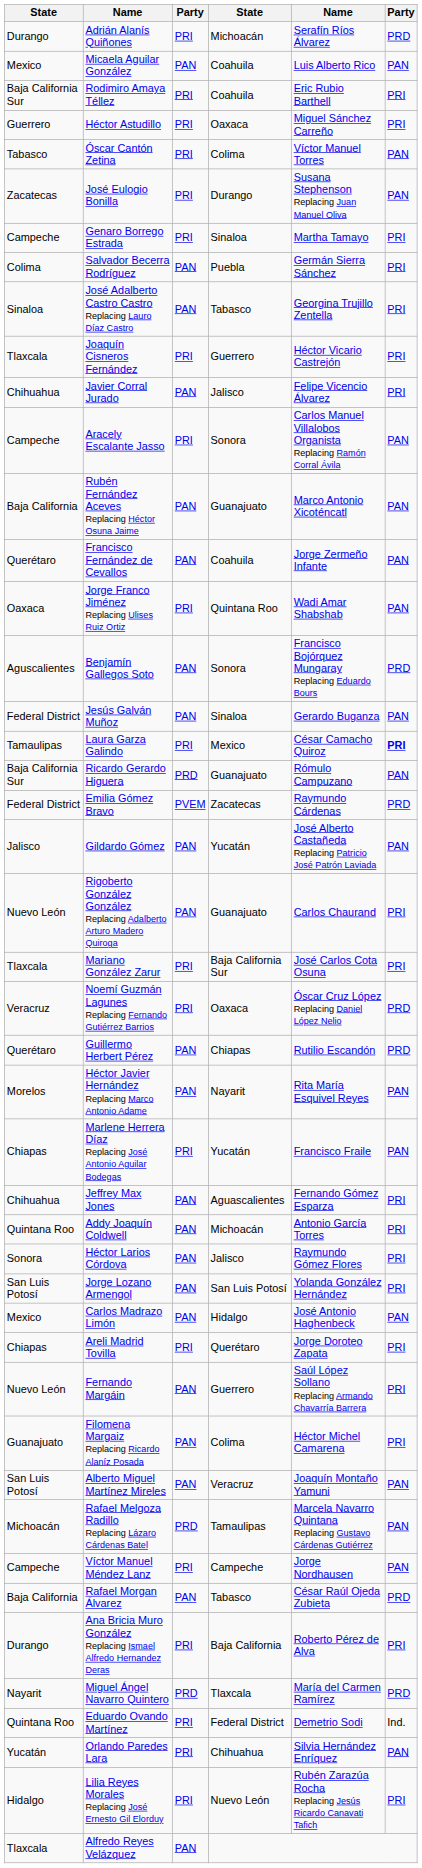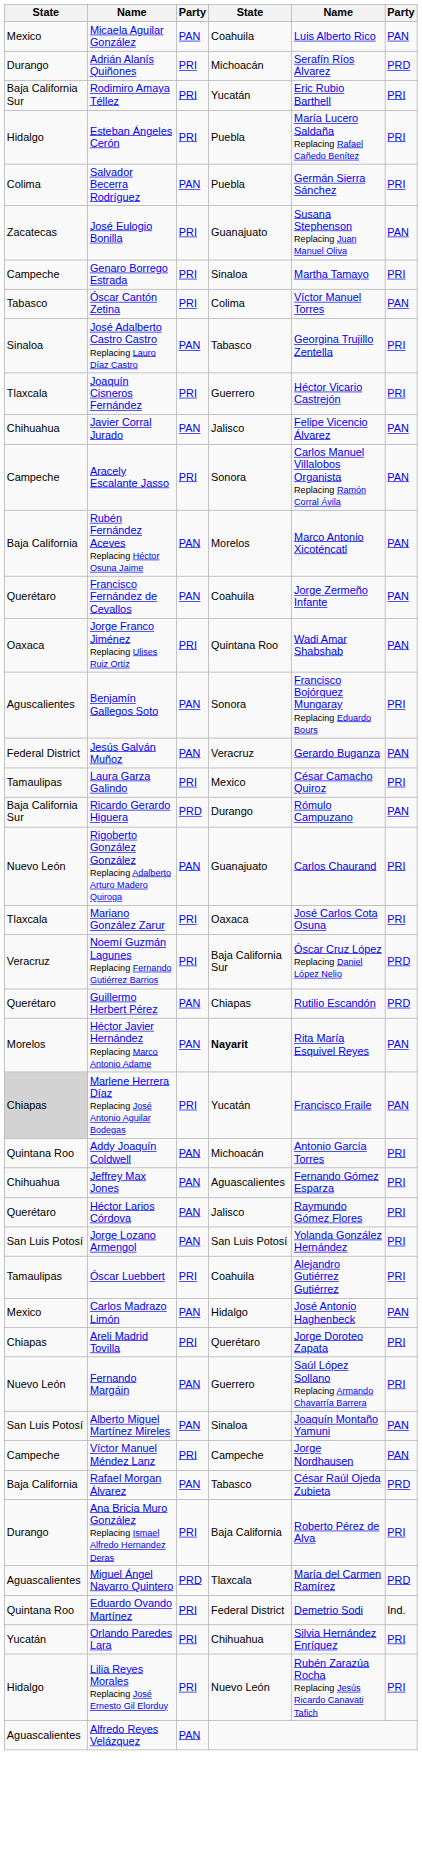rows swapped: (122, 65) <-> (117, 36)
(232, 95) Coahuila -> (231, 95) Yucatán
+ row: (131, 137)
- row: (123, 124)
rows swapped: (127, 267) <-> (119, 154)
(231, 196) Durango -> (239, 232) Guanajuato
(396, 392) PRI -> (398, 429) PAN
(239, 506) Guanajuato -> (230, 543) Morelos
(399, 668) PRD -> (396, 705) PRI
(229, 716) Sinaloa -> (232, 753) Veracruz
(396, 745) bold -> (396, 782) normal
(239, 775) Guanajuato -> (232, 812) Durango
- row: (119, 804)
- row: (125, 846)
(246, 966) Baja California Sur -> (230, 920) Oaxaca
(229, 1008) Oaxaca -> (246, 961) Baja California Sur
(228, 1092) normal -> (229, 1045) bold
(27, 1152) no background -> (27, 1105) lightgrey background
rows swapped: (119, 1229) <-> (113, 1200)
(24, 1259) Sonora -> (31, 1212) Querétaro
+ row: (127, 1277)
- row: (122, 1443)
(232, 1484) Veracruz -> (229, 1425) Sinaloa
- row: (123, 1526)
(24, 1693) Nayarit -> (44, 1580) Aguascalientes
(398, 1752) PAN -> (396, 1639) PRI
(27, 1848) Tlaxcala -> (44, 1735) Aguascalientes
